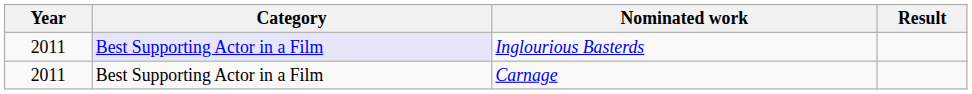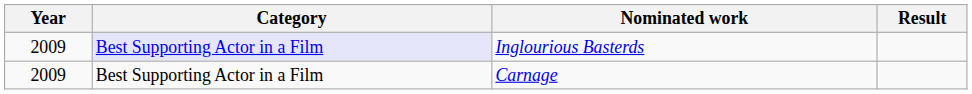(48, 46) 2011 -> (48, 46) 2009
(48, 74) 2011 -> (48, 74) 2009
